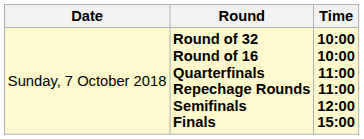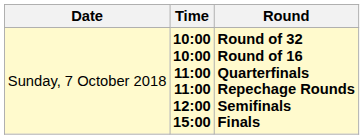columns swapped: (336, 16) <-> (242, 16)
